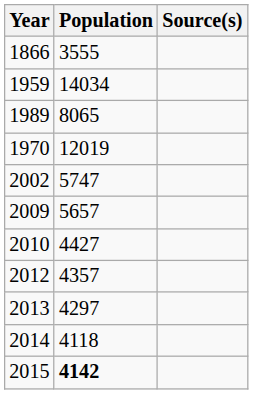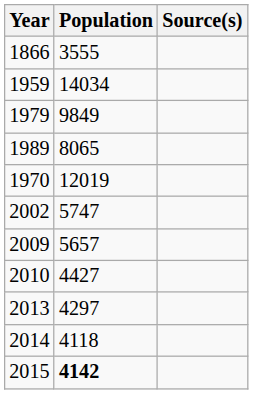+ row: (29, 116)
- row: (29, 276)
